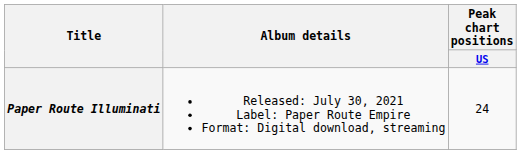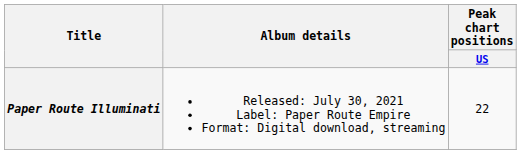(482, 109) 24 -> (482, 109) 22
